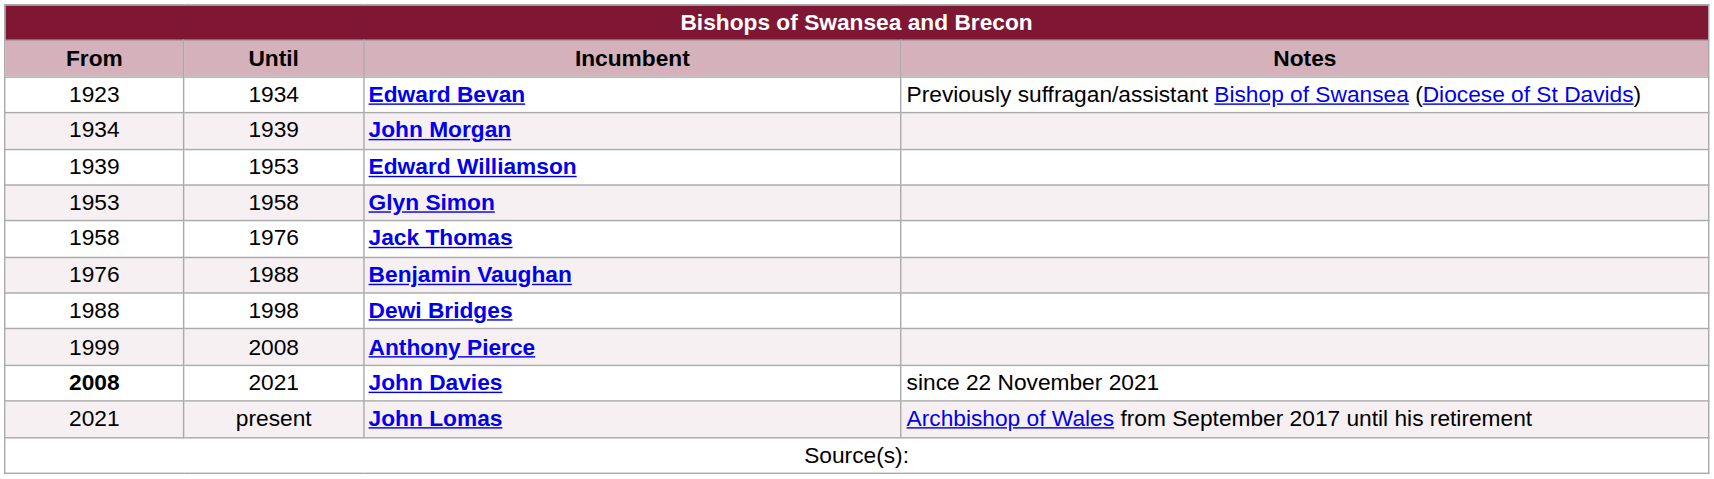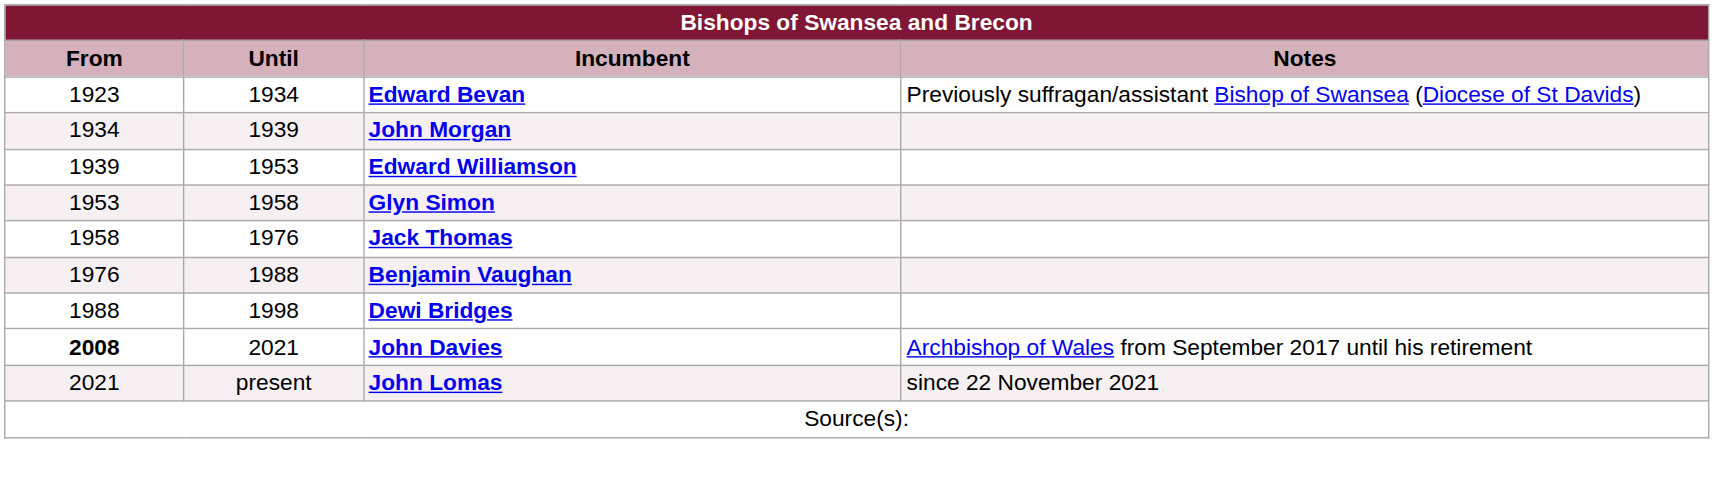- row: (452, 346)
(1033, 382) since 22 November 2021 -> (1219, 346) Archbishop of Wales from September 2017 until his retirement
(1219, 418) Archbishop of Wales from September 2017 until his retirement -> (1033, 382) since 22 November 2021
